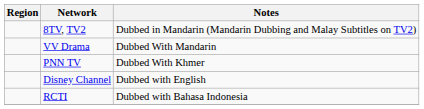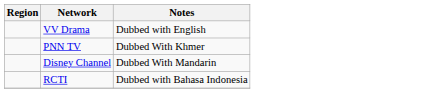- row: (65, 29)
(166, 46) Dubbed With Mandarin -> (161, 29) Dubbed with English
(161, 79) Dubbed with English -> (166, 63) Dubbed With Mandarin
